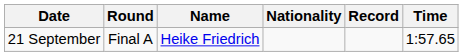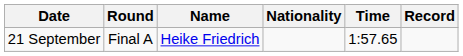columns swapped: (430, 16) <-> (374, 16)
